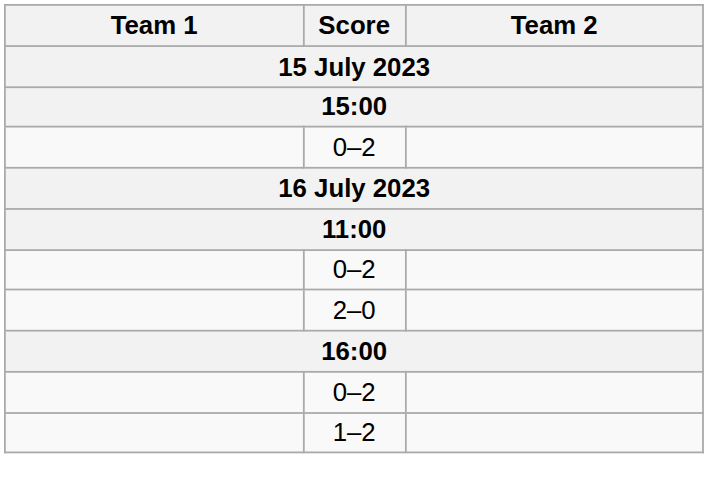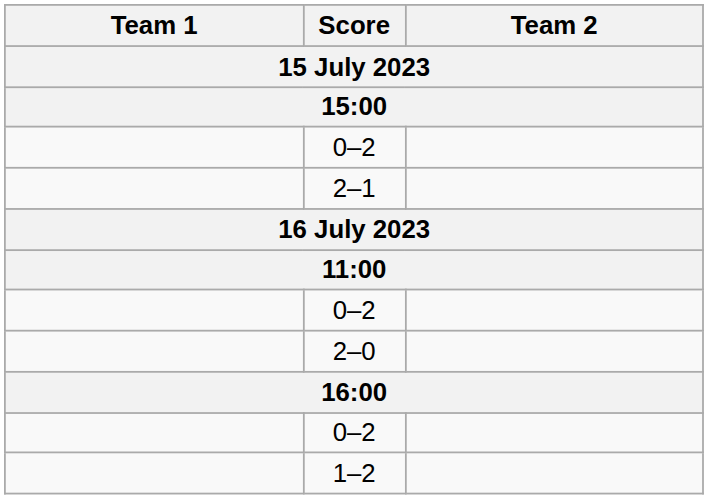+ row: (154, 189)
